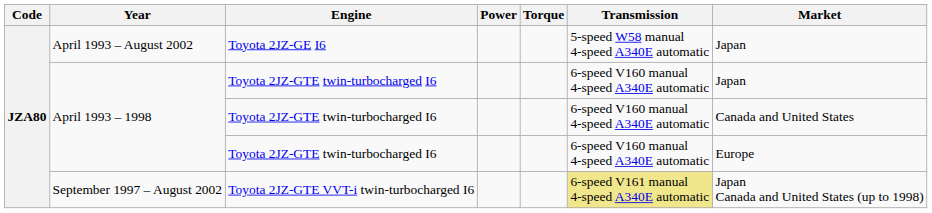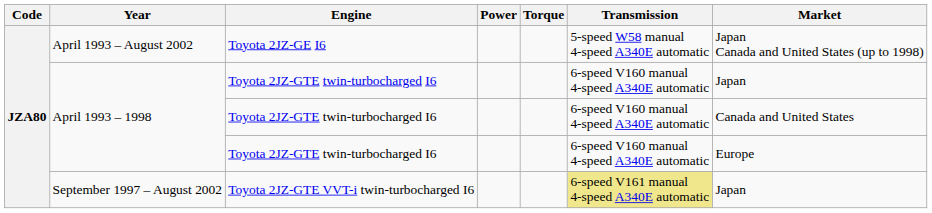(731, 44) Japan -> (820, 44) Japan Canada and United States (up to 1998)
(820, 189) Japan Canada and United States (up to 1998) -> (731, 189) Japan
